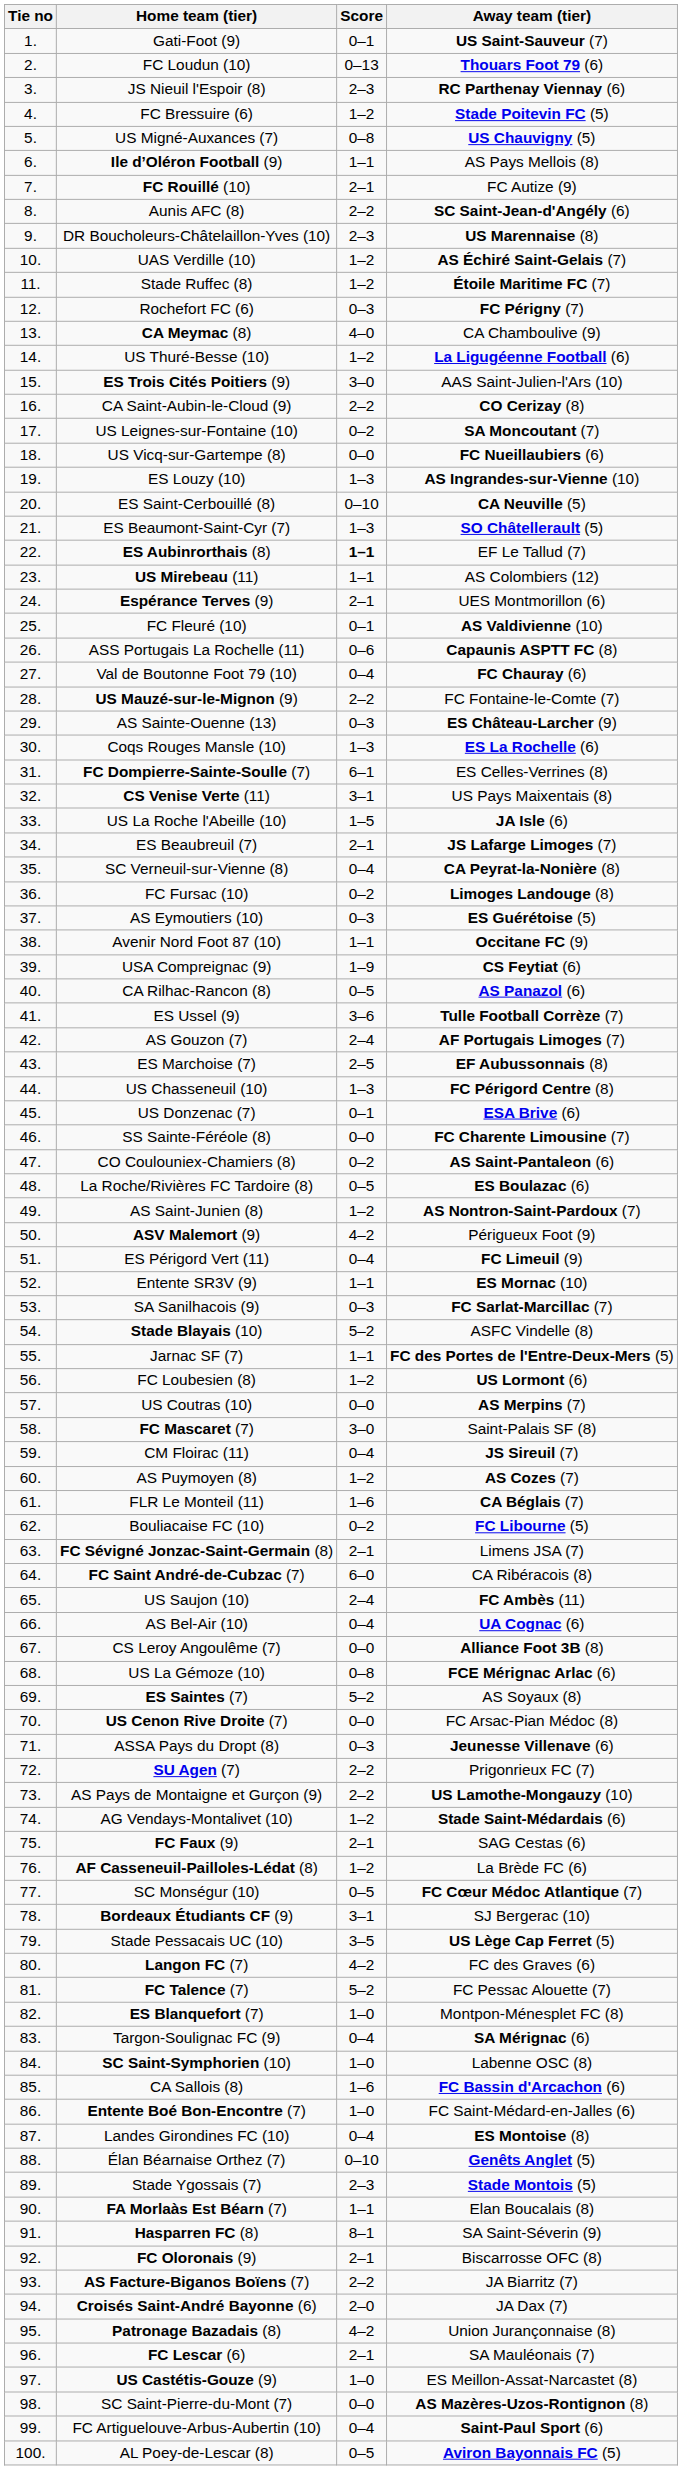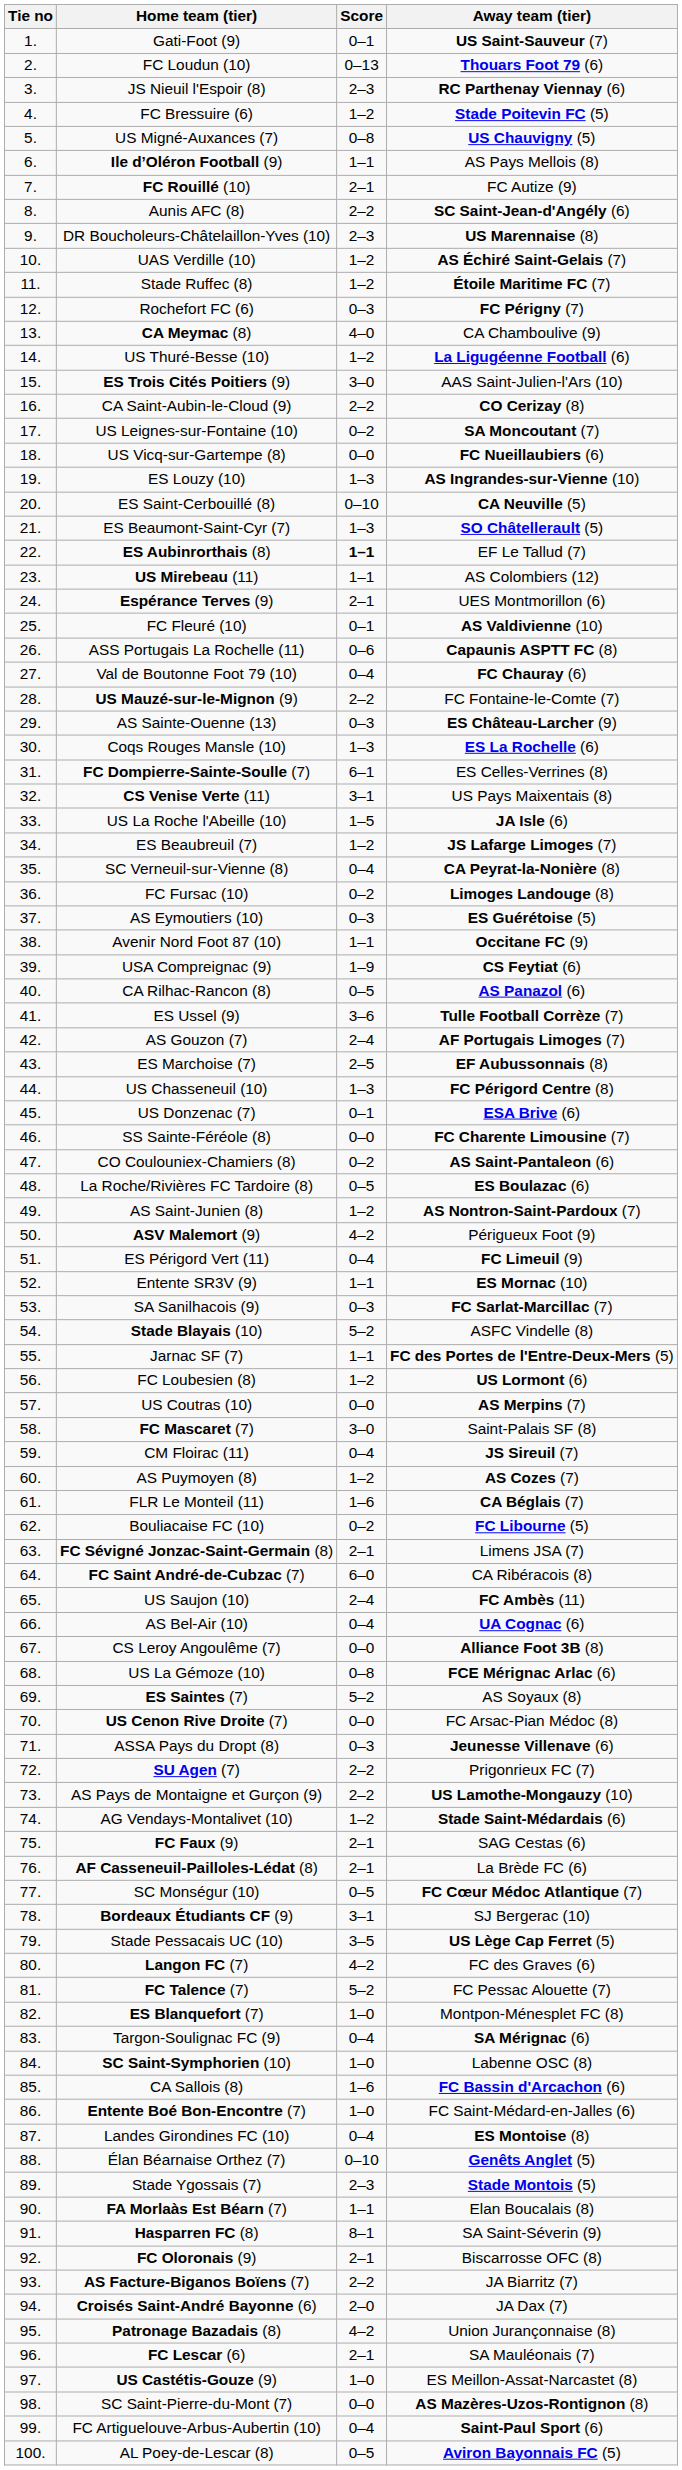(362, 844) 2–1 -> (362, 844) 1–2
(362, 1868) 1–2 -> (362, 1868) 2–1
